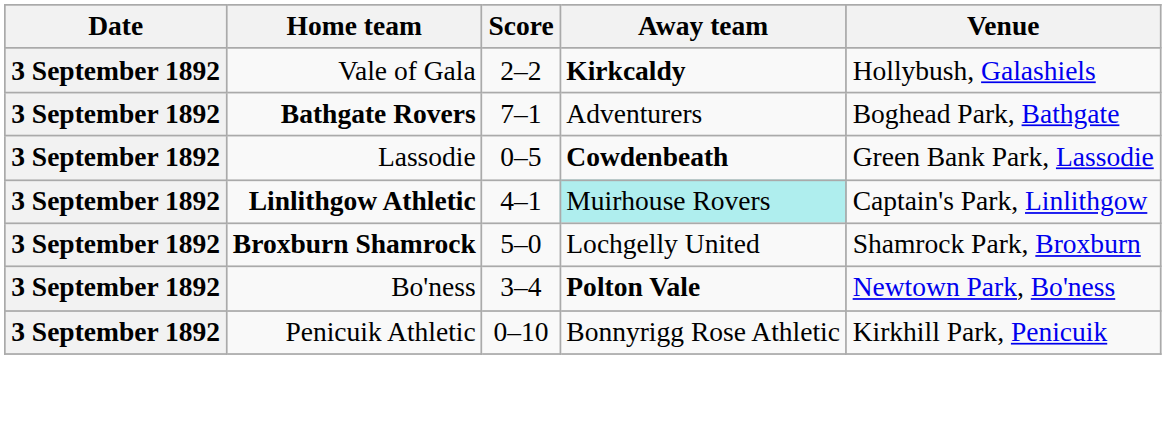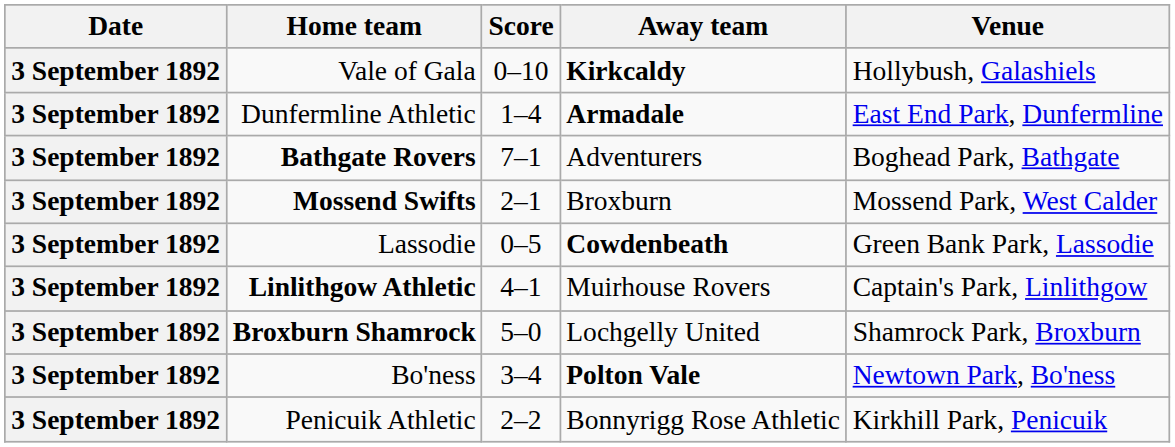(521, 69) 2–2 -> (521, 69) 0–10
+ row: (358, 113)
+ row: (384, 200)
(668, 200) paleturquoise background -> (668, 288) no background
(521, 331) 0–10 -> (521, 419) 2–2
